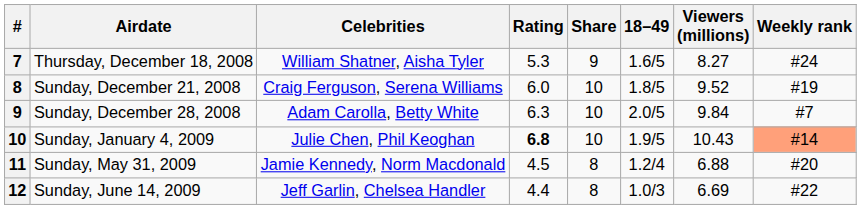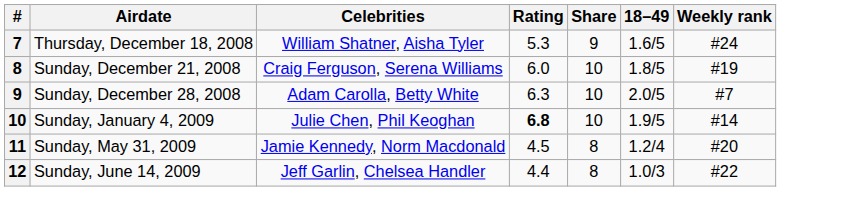- column: (713, 26)
(804, 139) lightsalmon background -> (724, 120) no background
